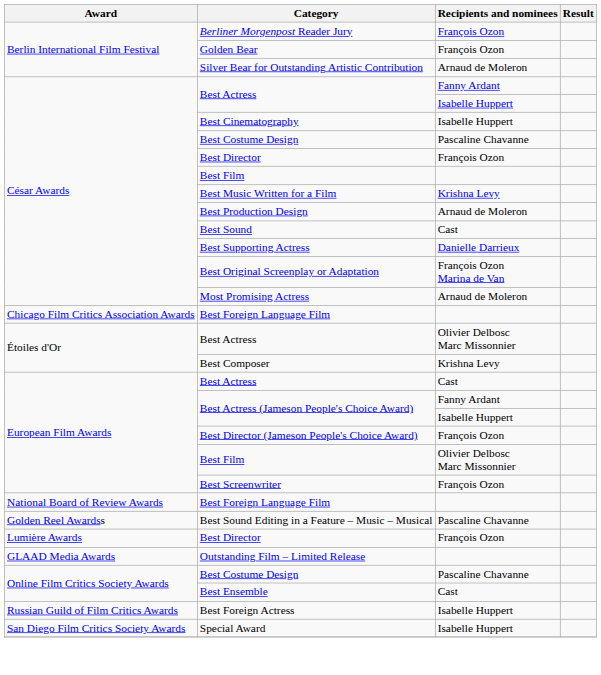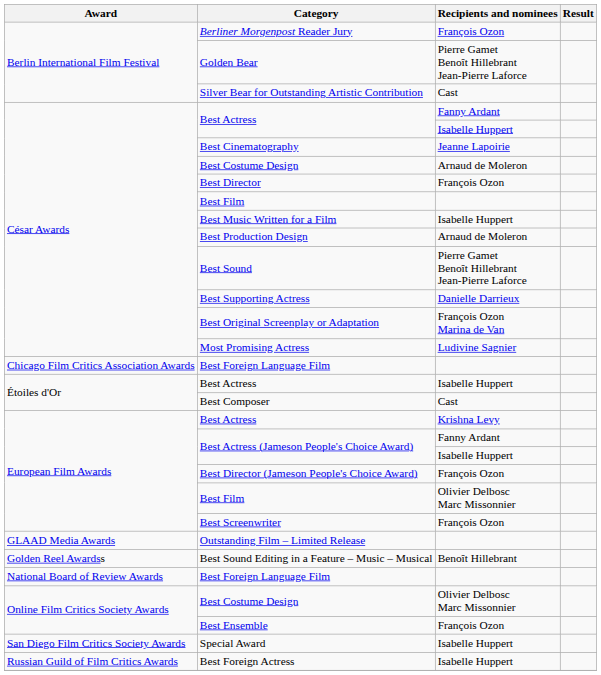(471, 49) François Ozon -> (482, 62) Pierre Gamet Benoît Hillebrant Jean-Pierre Laforce
(482, 67) Arnaud de Moleron -> (448, 93) Cast
(475, 121) Isabelle Huppert -> (474, 147) Jeanne Lapoirie
(483, 139) Pascaline Chavanne -> (482, 165) Arnaud de Moleron
(469, 193) Krishna Levy -> (475, 219) Isabelle Huppert
(448, 229) Cast -> (482, 268) Pierre Gamet Benoît Hillebrant Jean-Pierre Laforce
(482, 296) Arnaud de Moleron -> (477, 347) Ludivine Sagnier
(477, 338) Olivier Delbosc Marc Missonnier -> (475, 383) Isabelle Huppert
(469, 363) Krishna Levy -> (448, 401) Cast
(448, 381) Cast -> (469, 419) Krishna Levy
rows swapped: (61, 556) <-> (85, 502)
(483, 520) Pascaline Chavanne -> (477, 558) Benoît Hillebrant
- row: (44, 538)
(483, 574) Pascaline Chavanne -> (477, 601) Olivier Delbosc Marc Missonnier
(448, 592) Cast -> (471, 625) François Ozon
rows swapped: (92, 610) <-> (96, 628)
